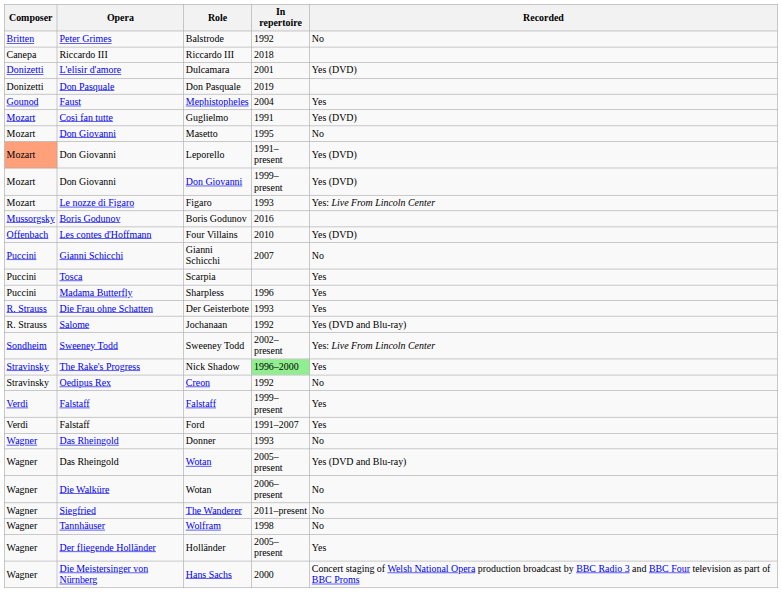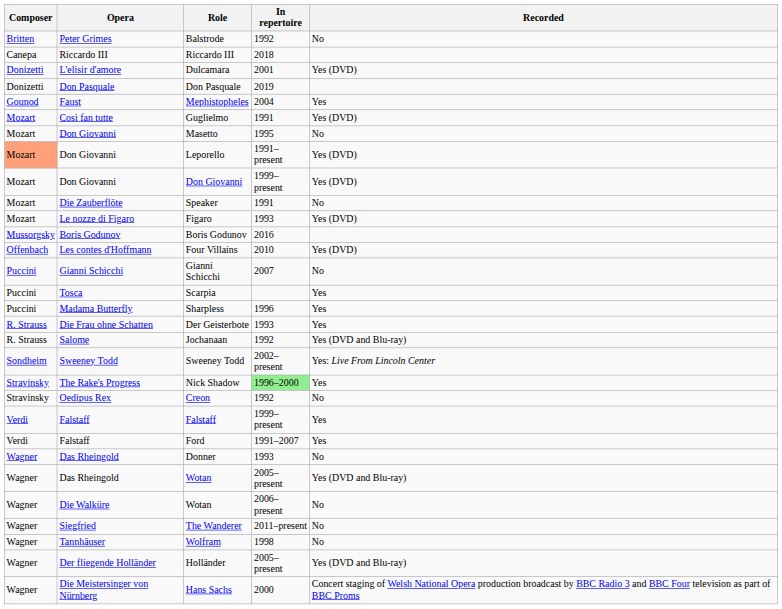+ row: (91, 203)
(373, 203) Yes: Live From Lincoln Center -> (334, 218) Yes (DVD)
(319, 547) Yes -> (359, 563) Yes (DVD and Blu-ray)
